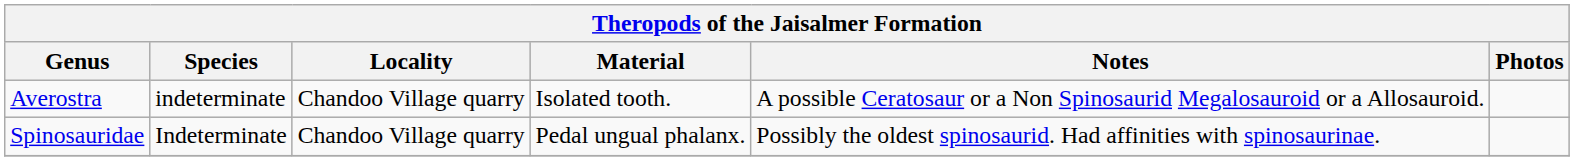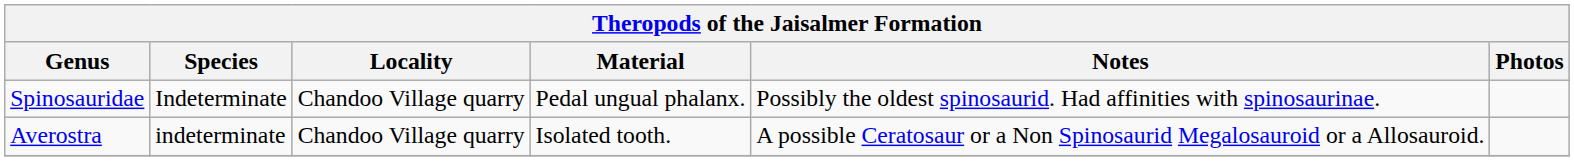rows swapped: (77, 135) <-> (56, 98)
